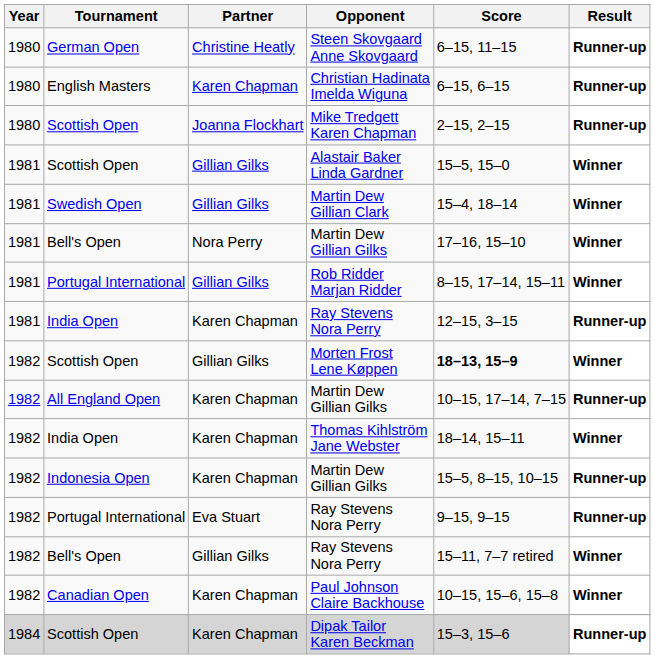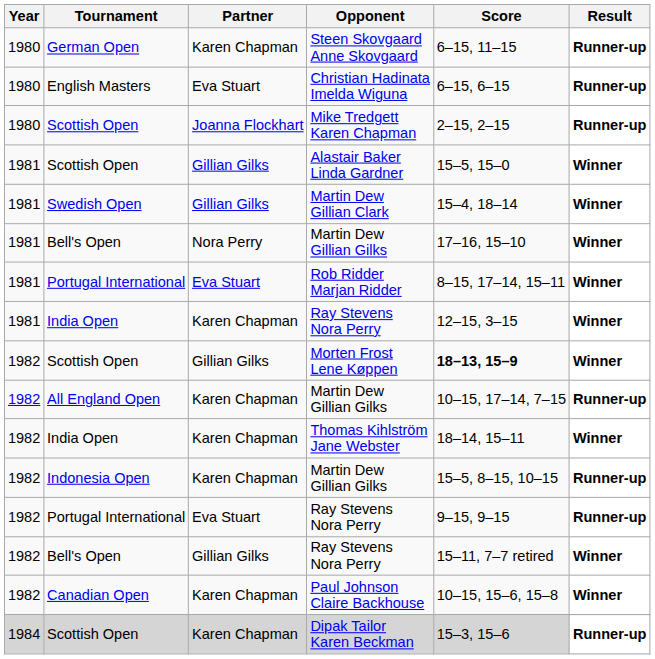(243, 47) Christine Heatly -> (245, 47) Karen Chapman
(245, 87) Karen Chapman -> (226, 87) Eva Stuart
(230, 282) Gillian Gilks -> (226, 282) Eva Stuart
(610, 321) Runner-up -> (597, 321) Winner
